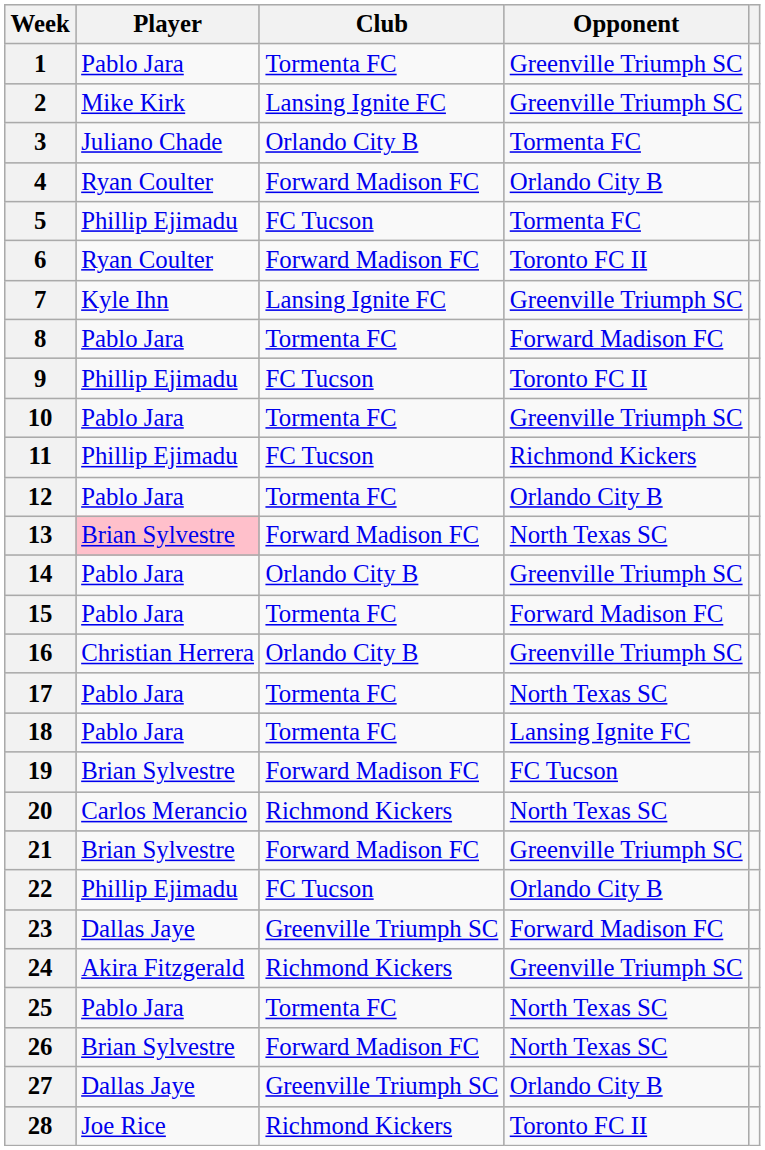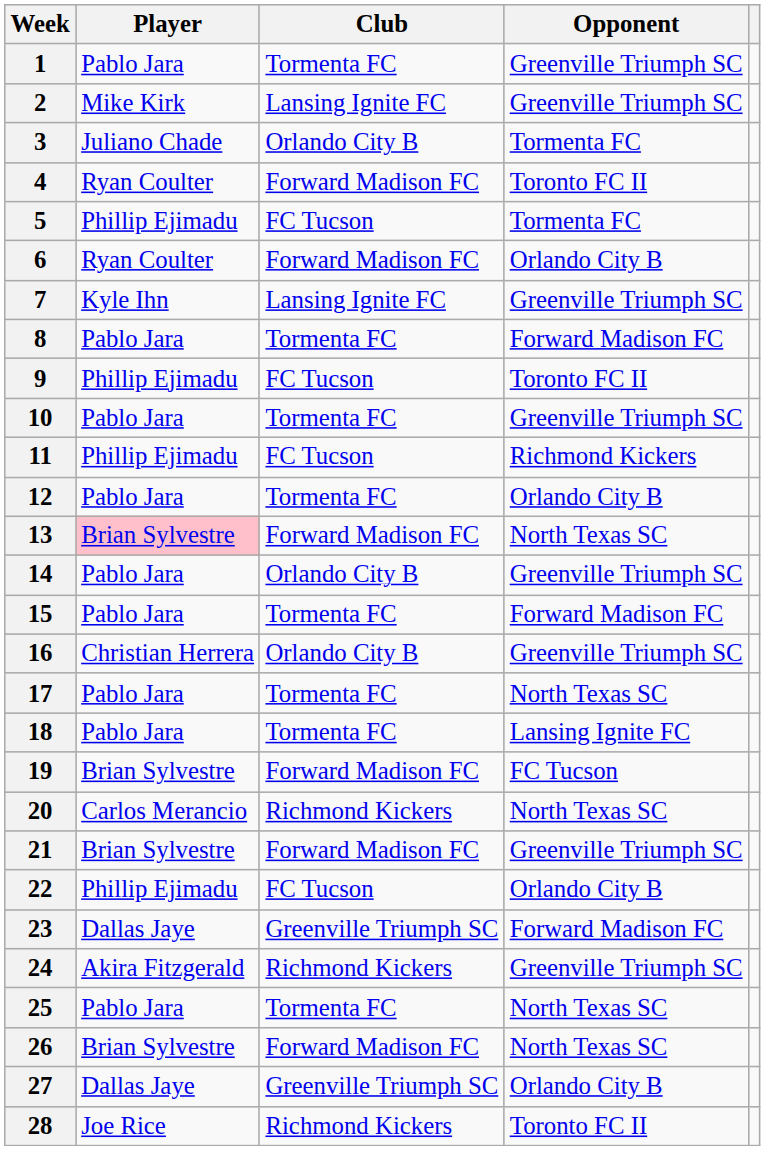(586, 181) Orlando City B -> (578, 181) Toronto FC II
(578, 260) Toronto FC II -> (586, 260) Orlando City B
